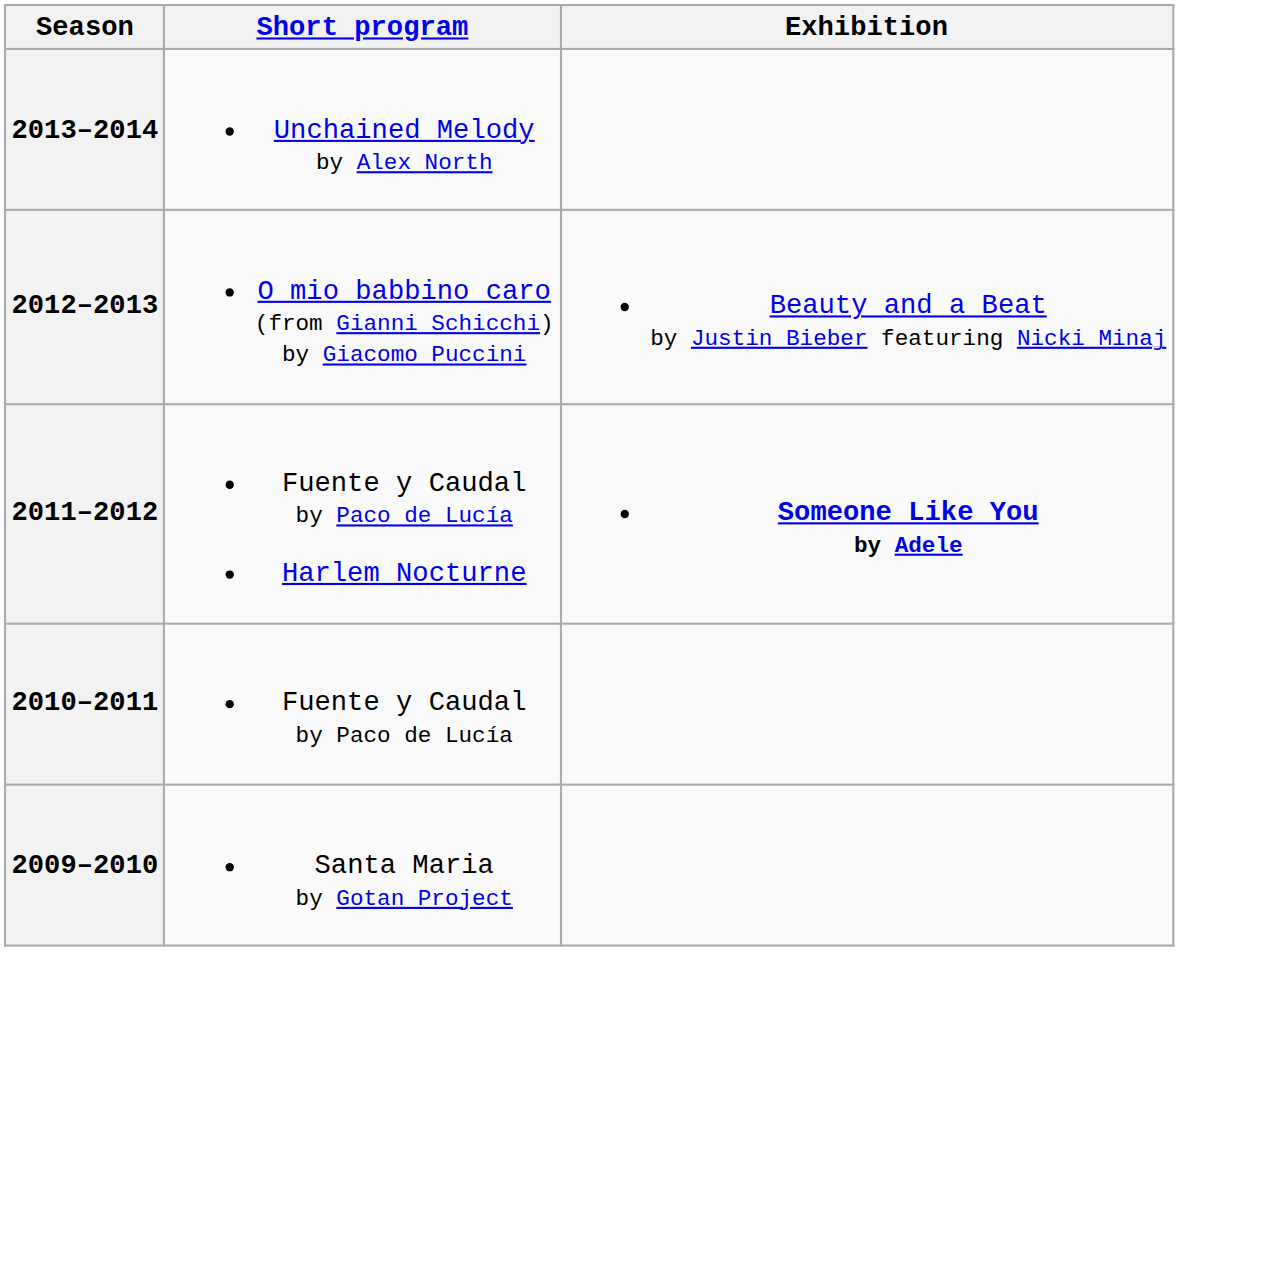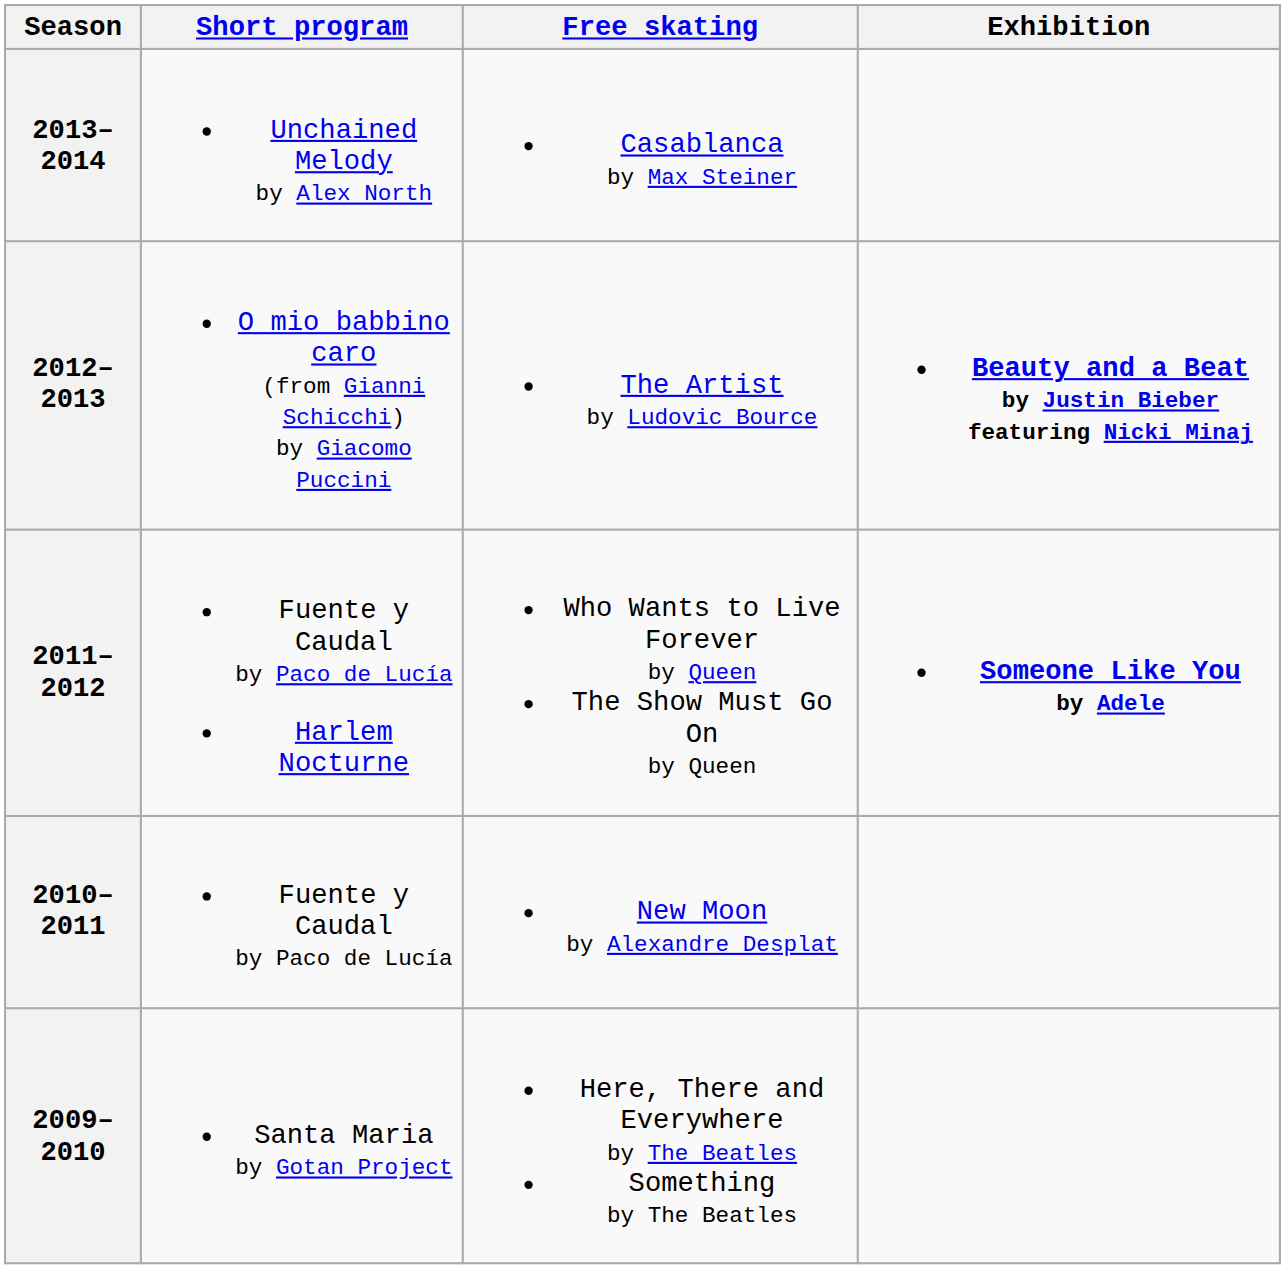+ column: (660, 27)
(866, 323) normal -> (1069, 401) bold
